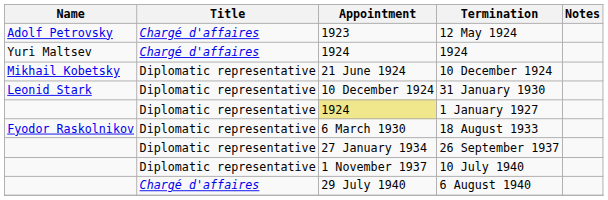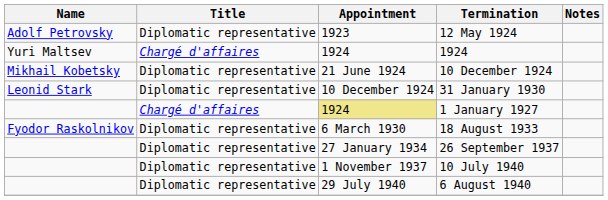(199, 33) Chargé d'affaires -> (228, 33) Diplomatic representative
(228, 109) Diplomatic representative -> (199, 109) Chargé d'affaires
(199, 186) Chargé d'affaires -> (228, 186) Diplomatic representative
